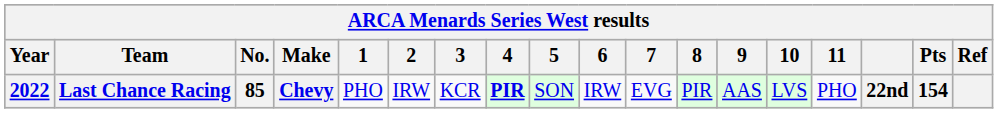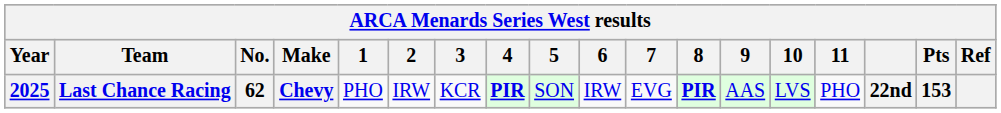(30, 90) 2022 -> (30, 90) 2025
(255, 90) 85 -> (255, 90) 62
(697, 90) normal -> (699, 90) bold
(933, 90) 154 -> (936, 90) 153
